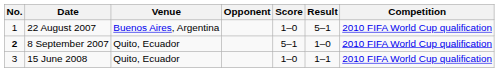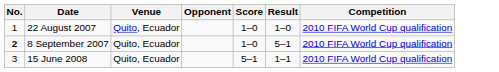(166, 28) Buenos Aires, Argentina -> (146, 28) Quito, Ecuador
(323, 28) 5–1 -> (283, 28) 1–0
(289, 43) 5–1 -> (249, 43) 1–0
(323, 43) 1–0 -> (283, 43) 5–1
(289, 59) 1–0 -> (249, 59) 5–1
